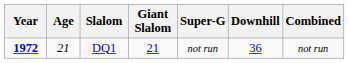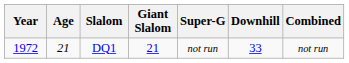(26, 48) bold -> (26, 48) normal
(255, 48) 36 -> (255, 48) 33
